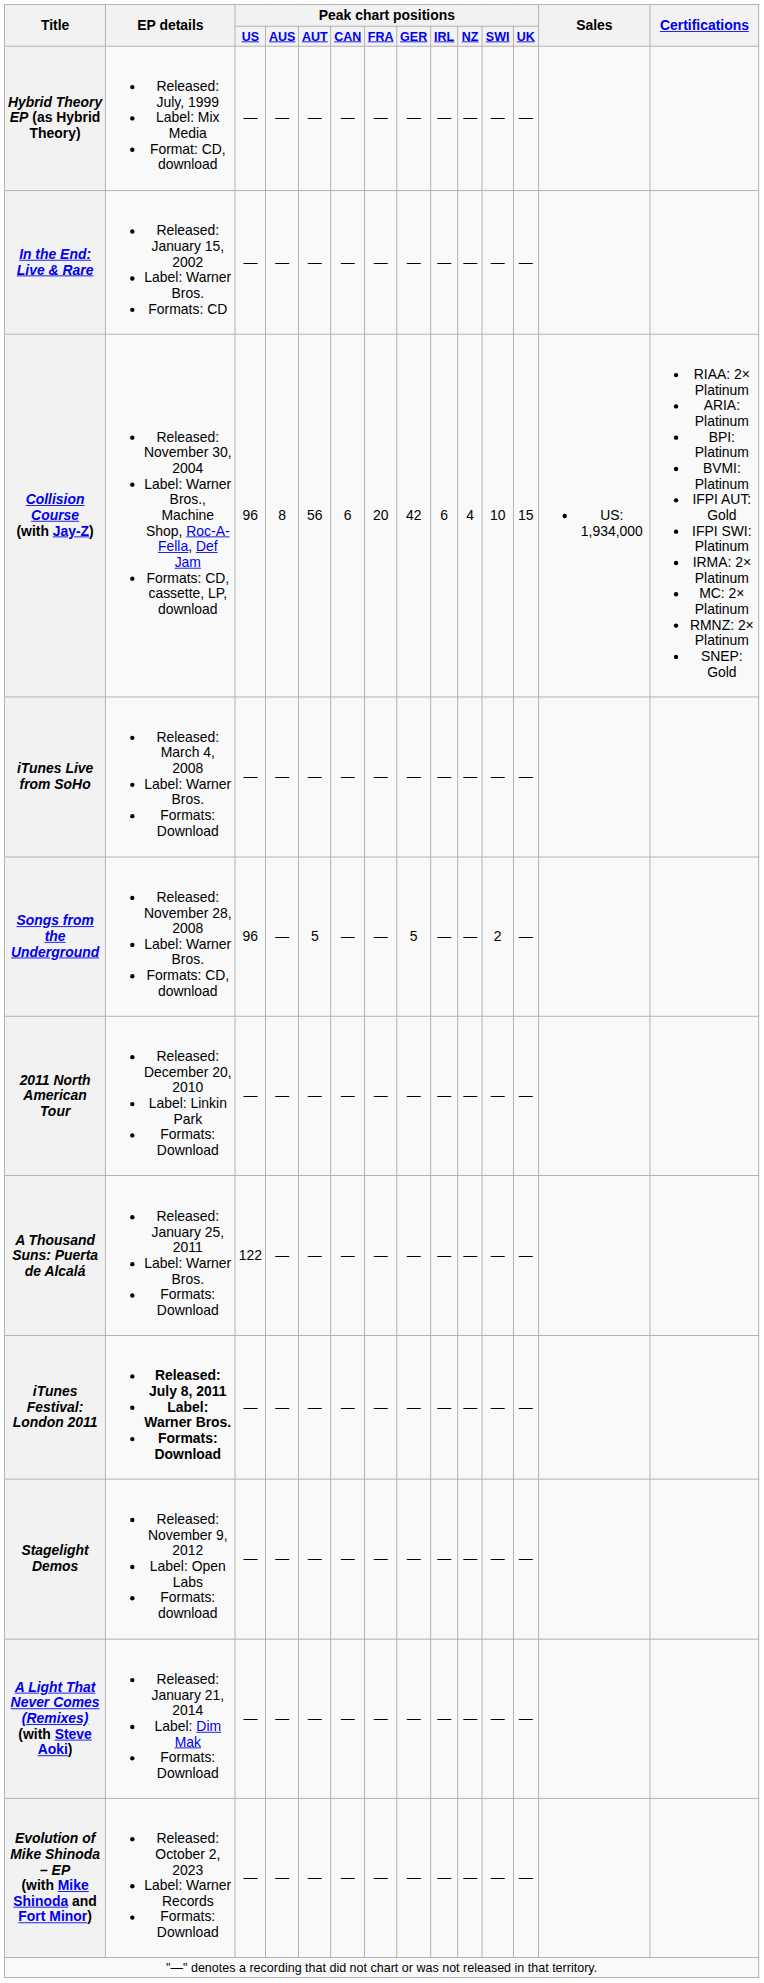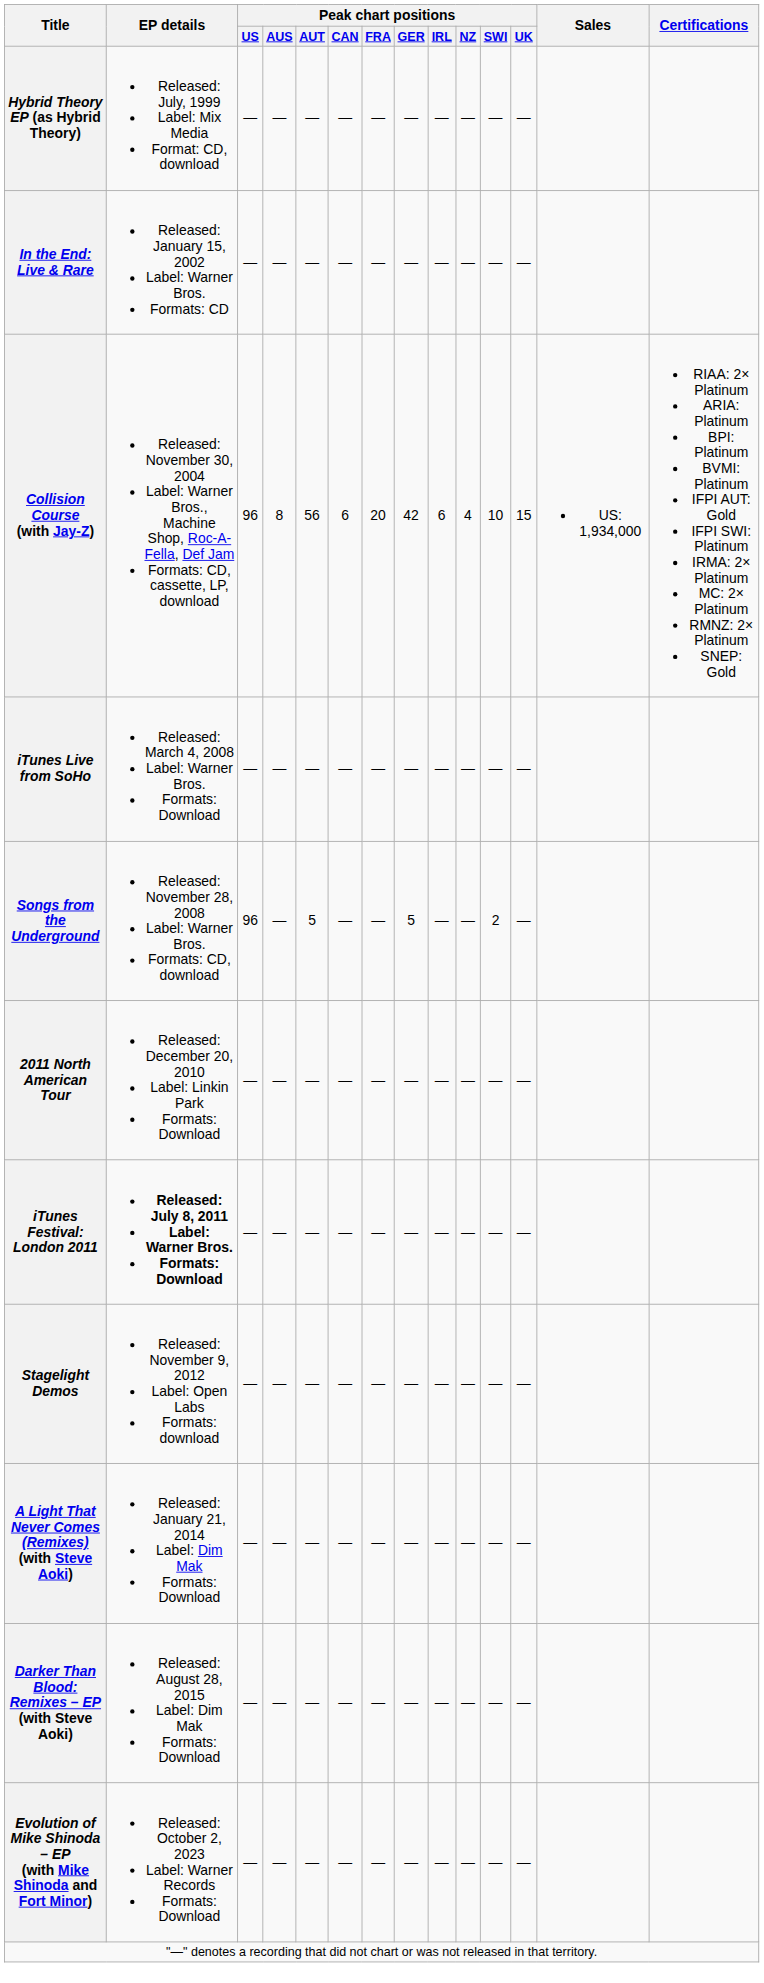- row: (55, 1255)
+ row: (55, 1702)
